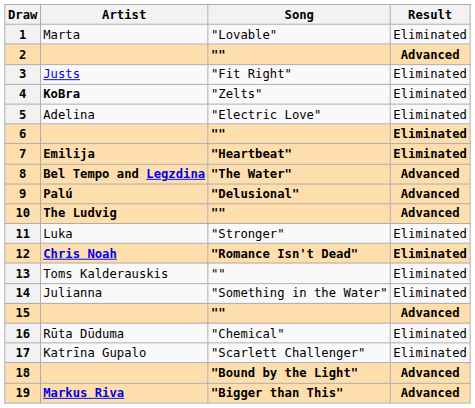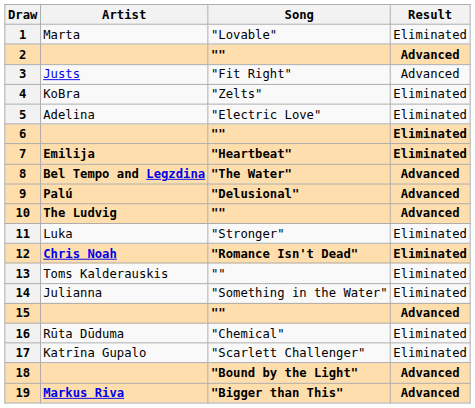(430, 74) Eliminated -> (430, 74) Advanced
(62, 94) bold -> (62, 94) normal
